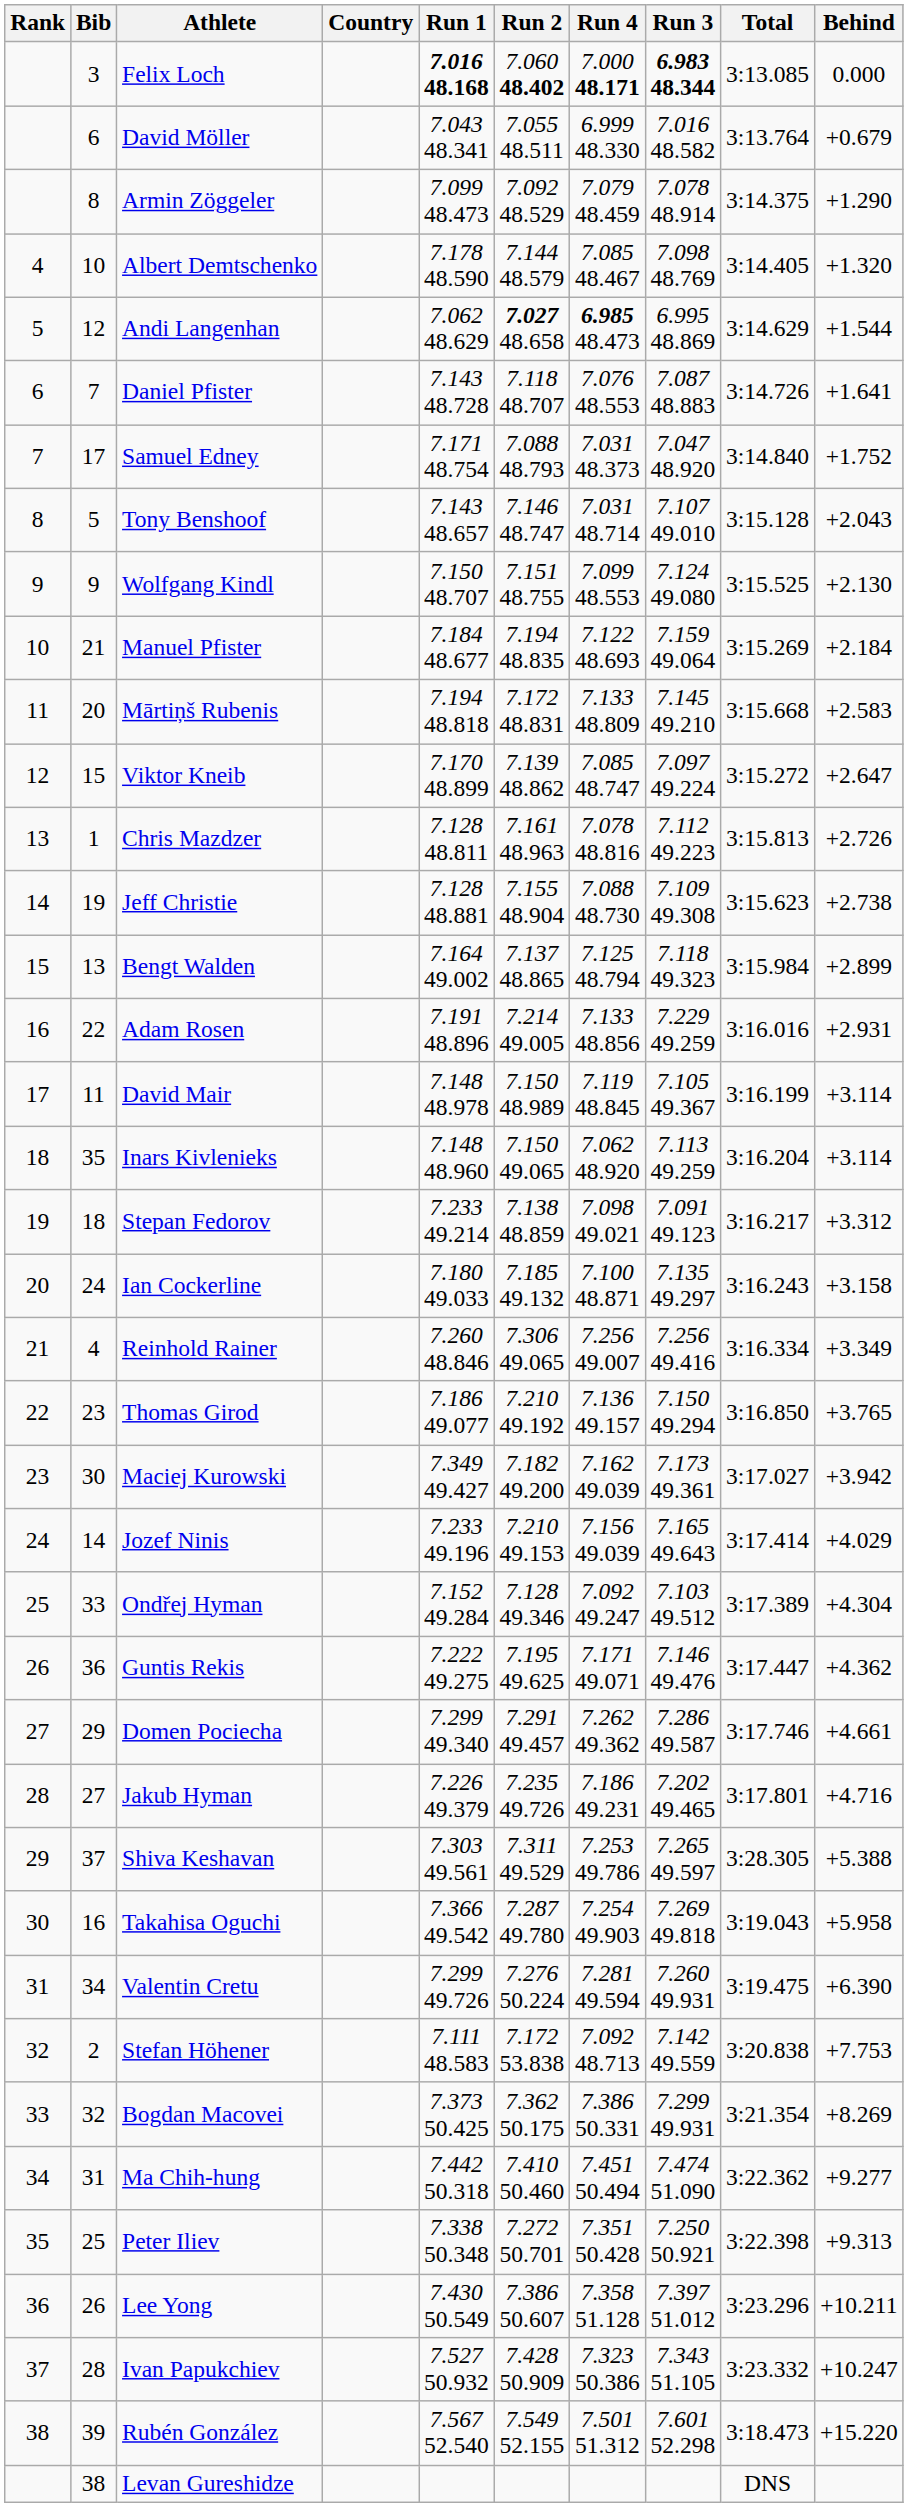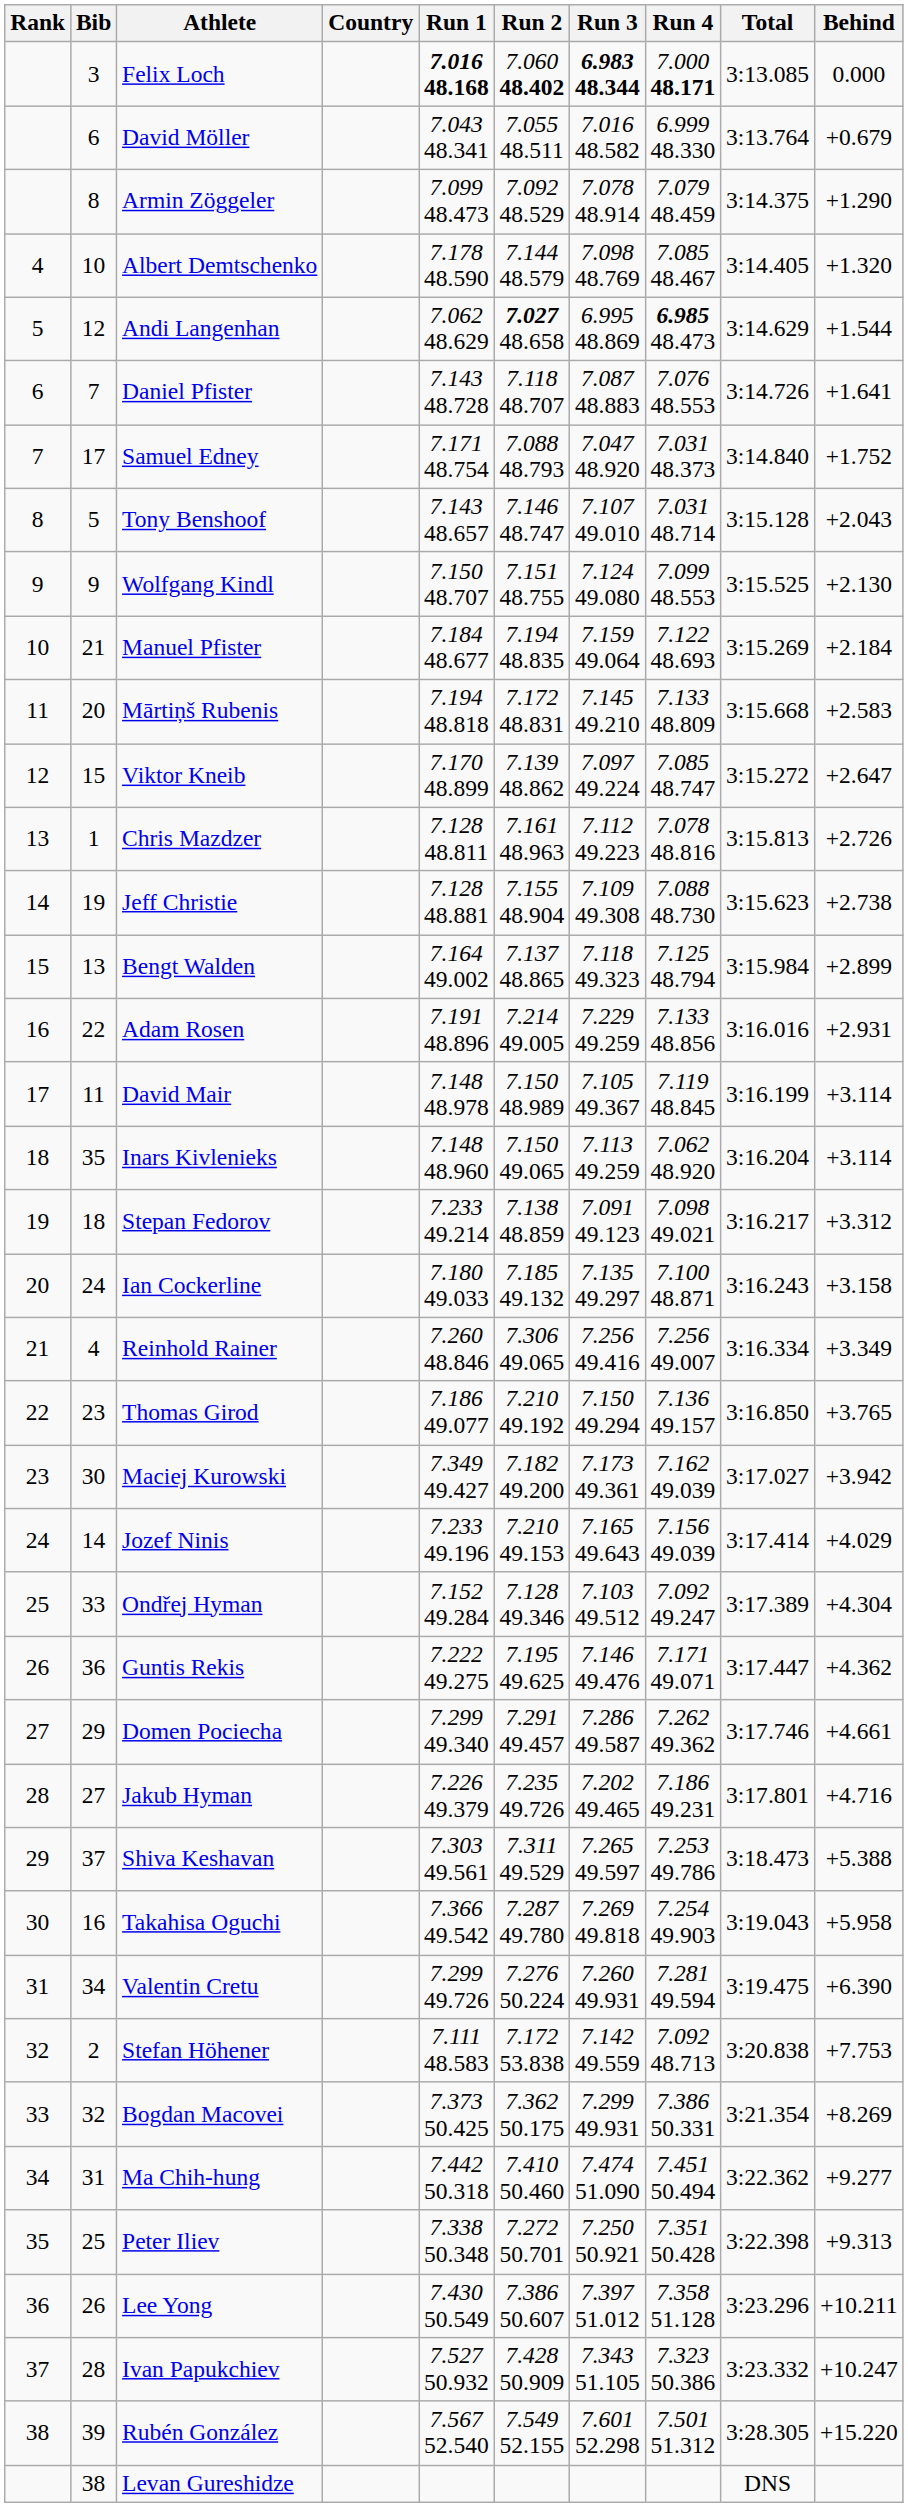columns swapped: (683, 23) <-> (607, 23)
(768, 1858) 3:28.305 -> (768, 1858) 3:18.473
(768, 2432) 3:18.473 -> (768, 2432) 3:28.305
